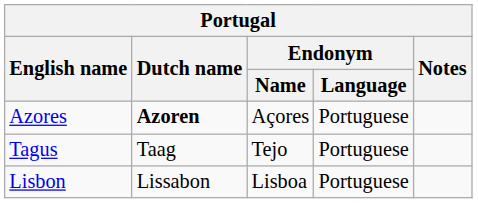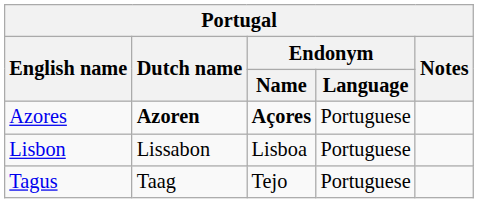(280, 117) normal -> (281, 117) bold
rows swapped: (38, 181) <-> (33, 149)
